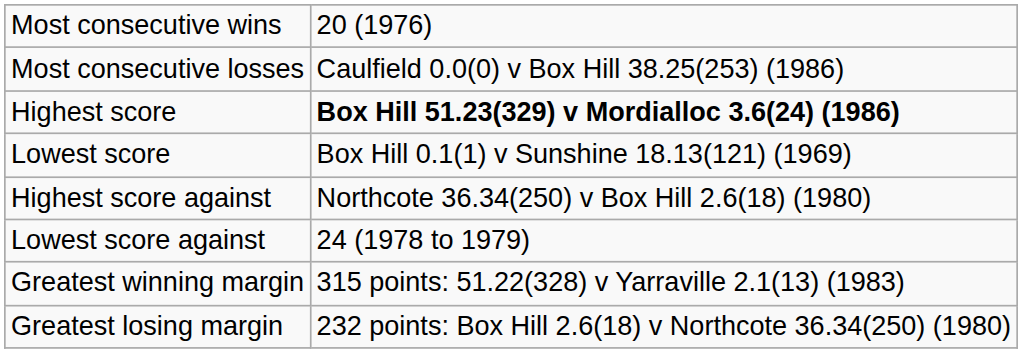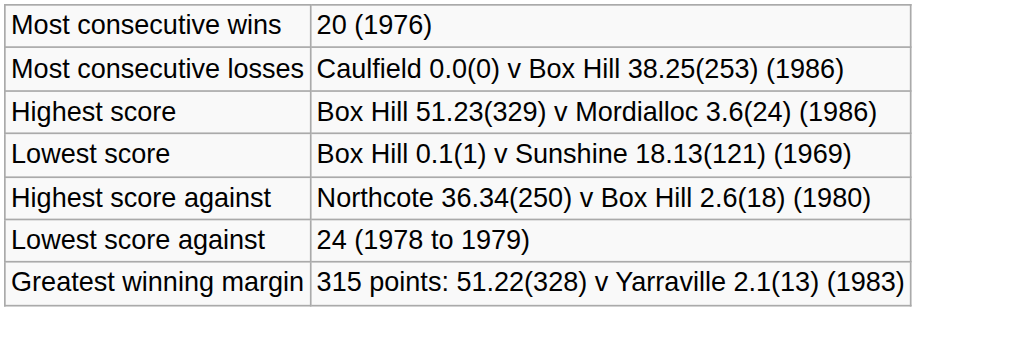(608, 111) bold -> (597, 111) normal
- row: (147, 326)
